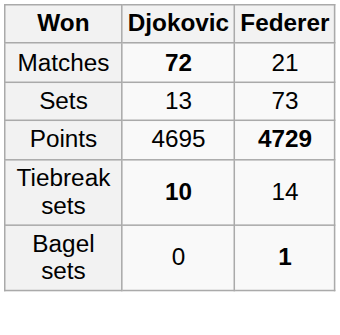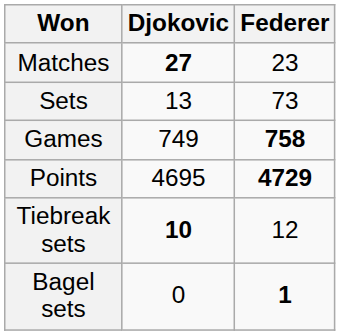(178, 62) 72 -> (178, 62) 27
(285, 62) 21 -> (285, 62) 23
+ row: (63, 139)
(285, 191) 14 -> (285, 230) 12
